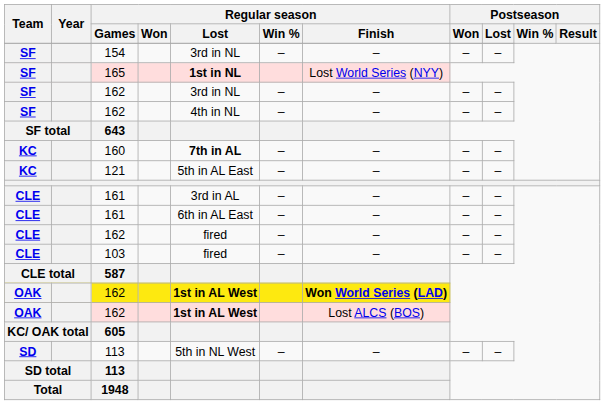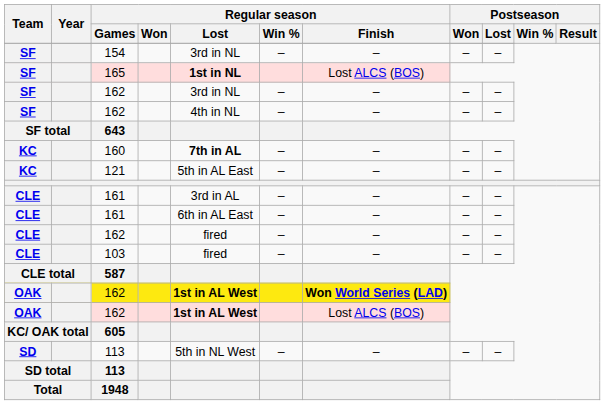(376, 73) Lost World Series (NYY) -> (376, 73) Lost ALCS (BOS)
